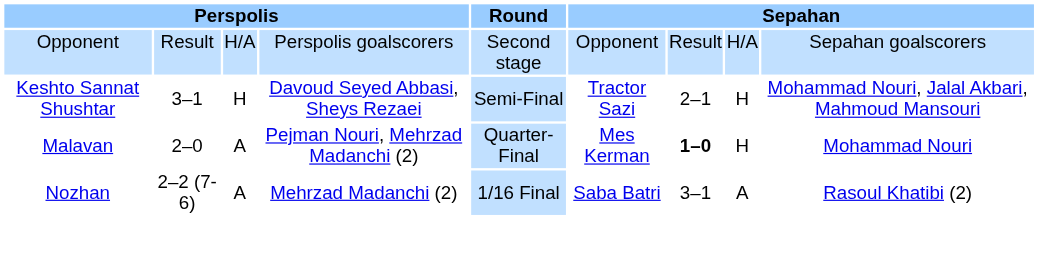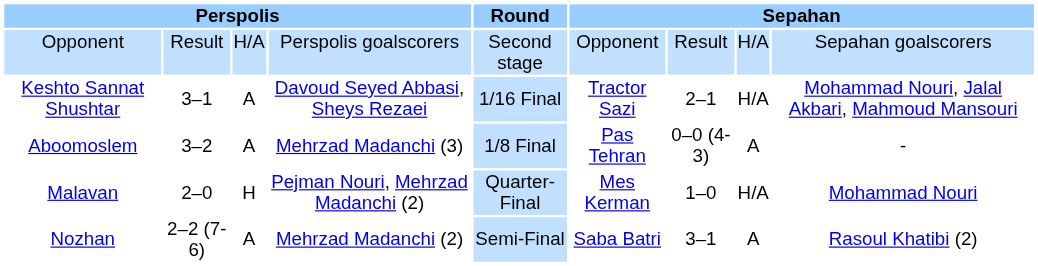(240, 99) H -> (249, 99) A
(519, 99) Semi-Final -> (520, 99) 1/16 Final
(742, 99) H -> (753, 99) H/A
+ row: (83, 145)
(240, 145) A -> (249, 192) H
(695, 145) bold -> (701, 192) normal
(742, 145) H -> (753, 192) H/A
(519, 192) 1/16 Final -> (520, 239) Semi-Final
